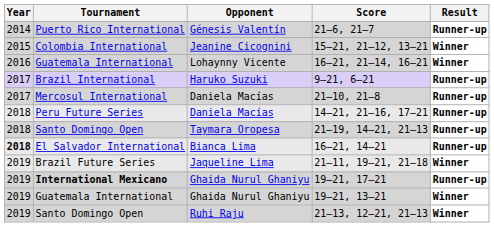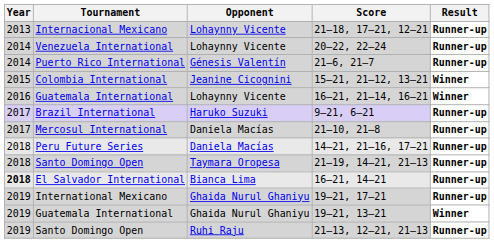+ row: (371, 29)
+ row: (350, 46)
- row: (371, 163)
(101, 180) bold -> (101, 196) normal
(451, 213) Winner -> (460, 230) Runner-up
